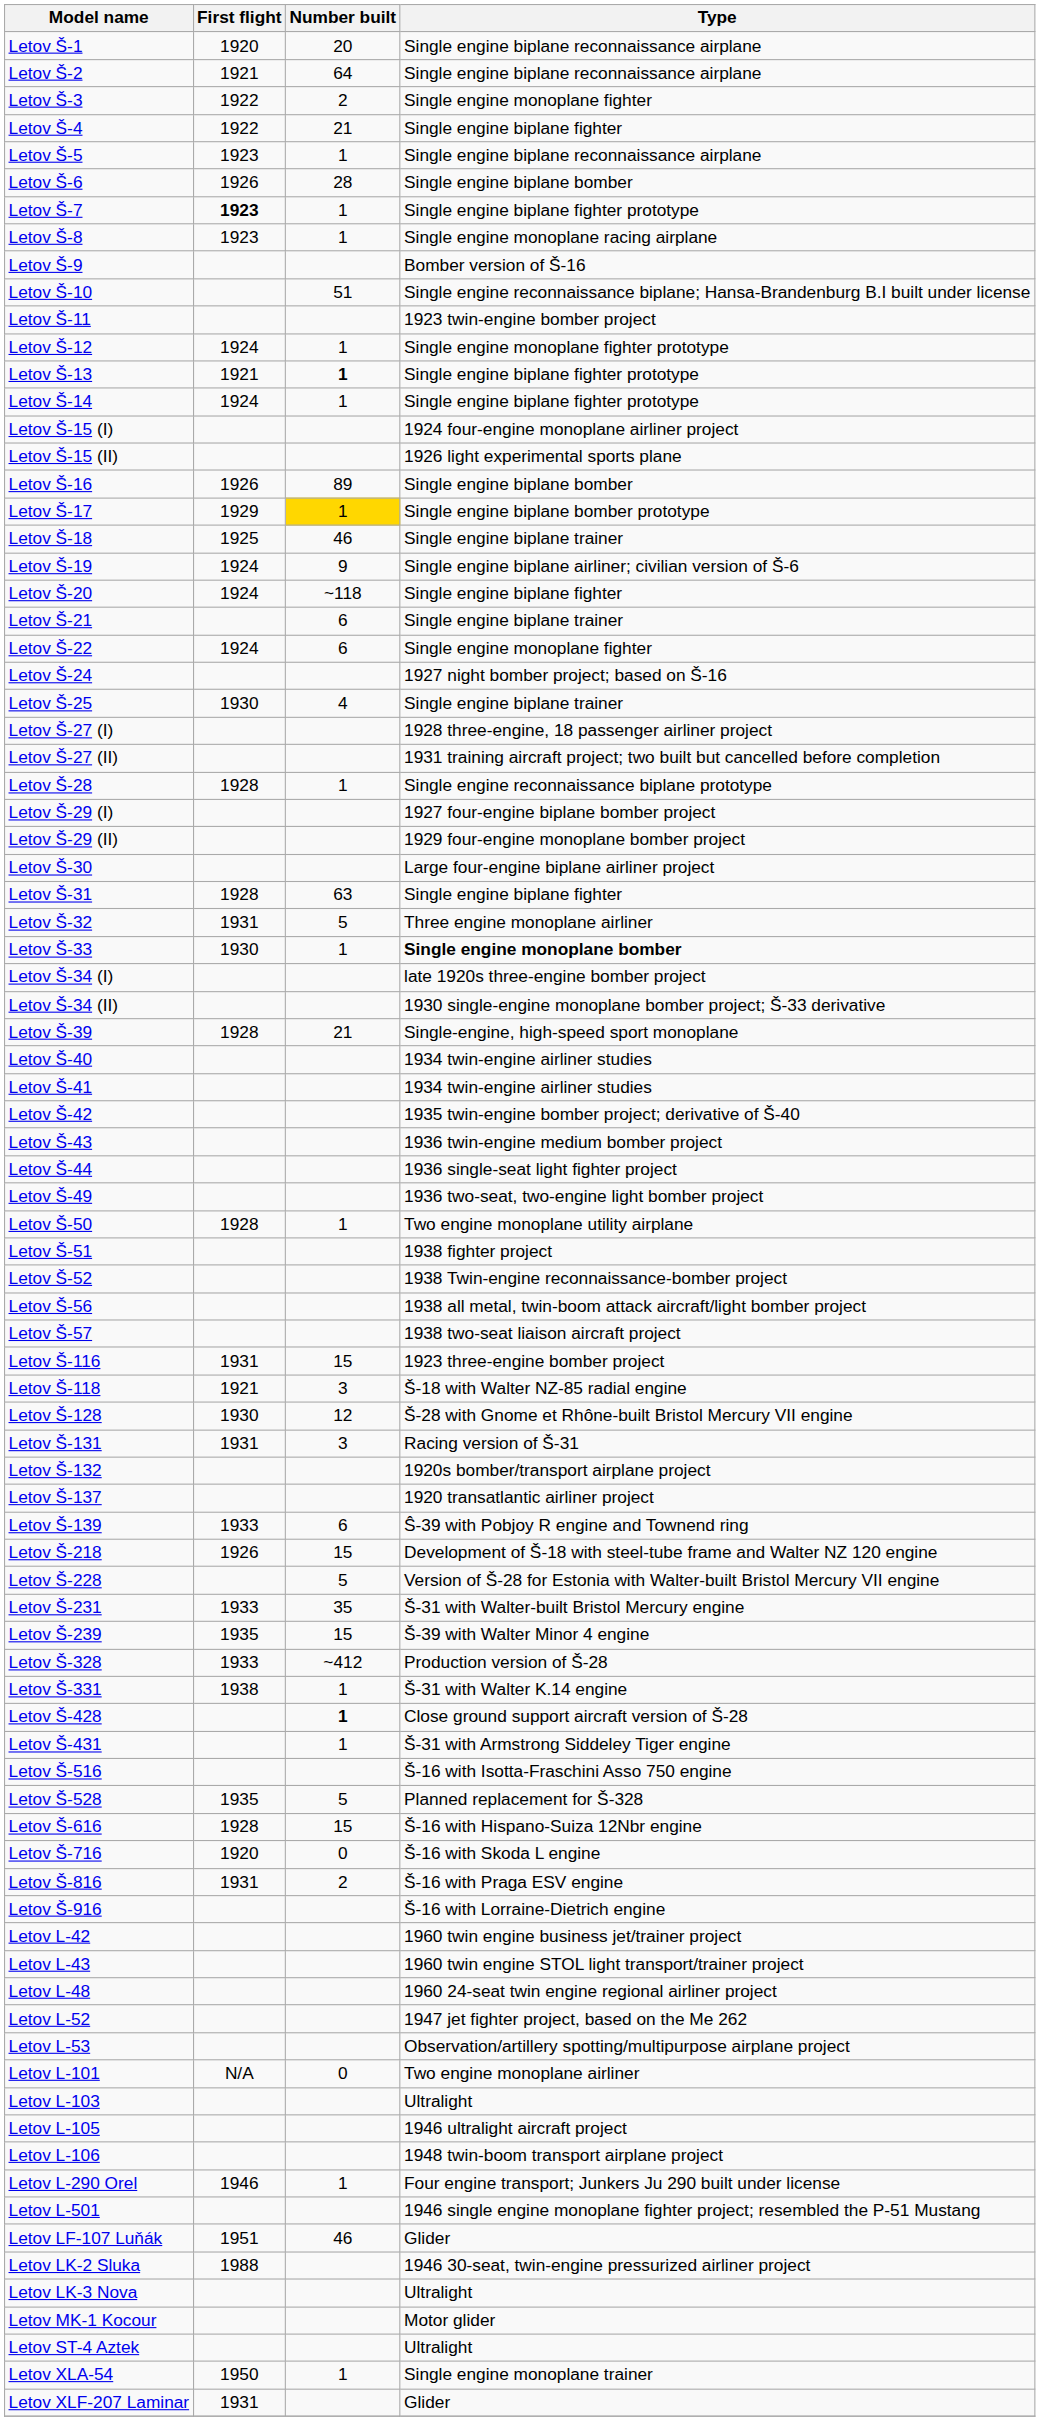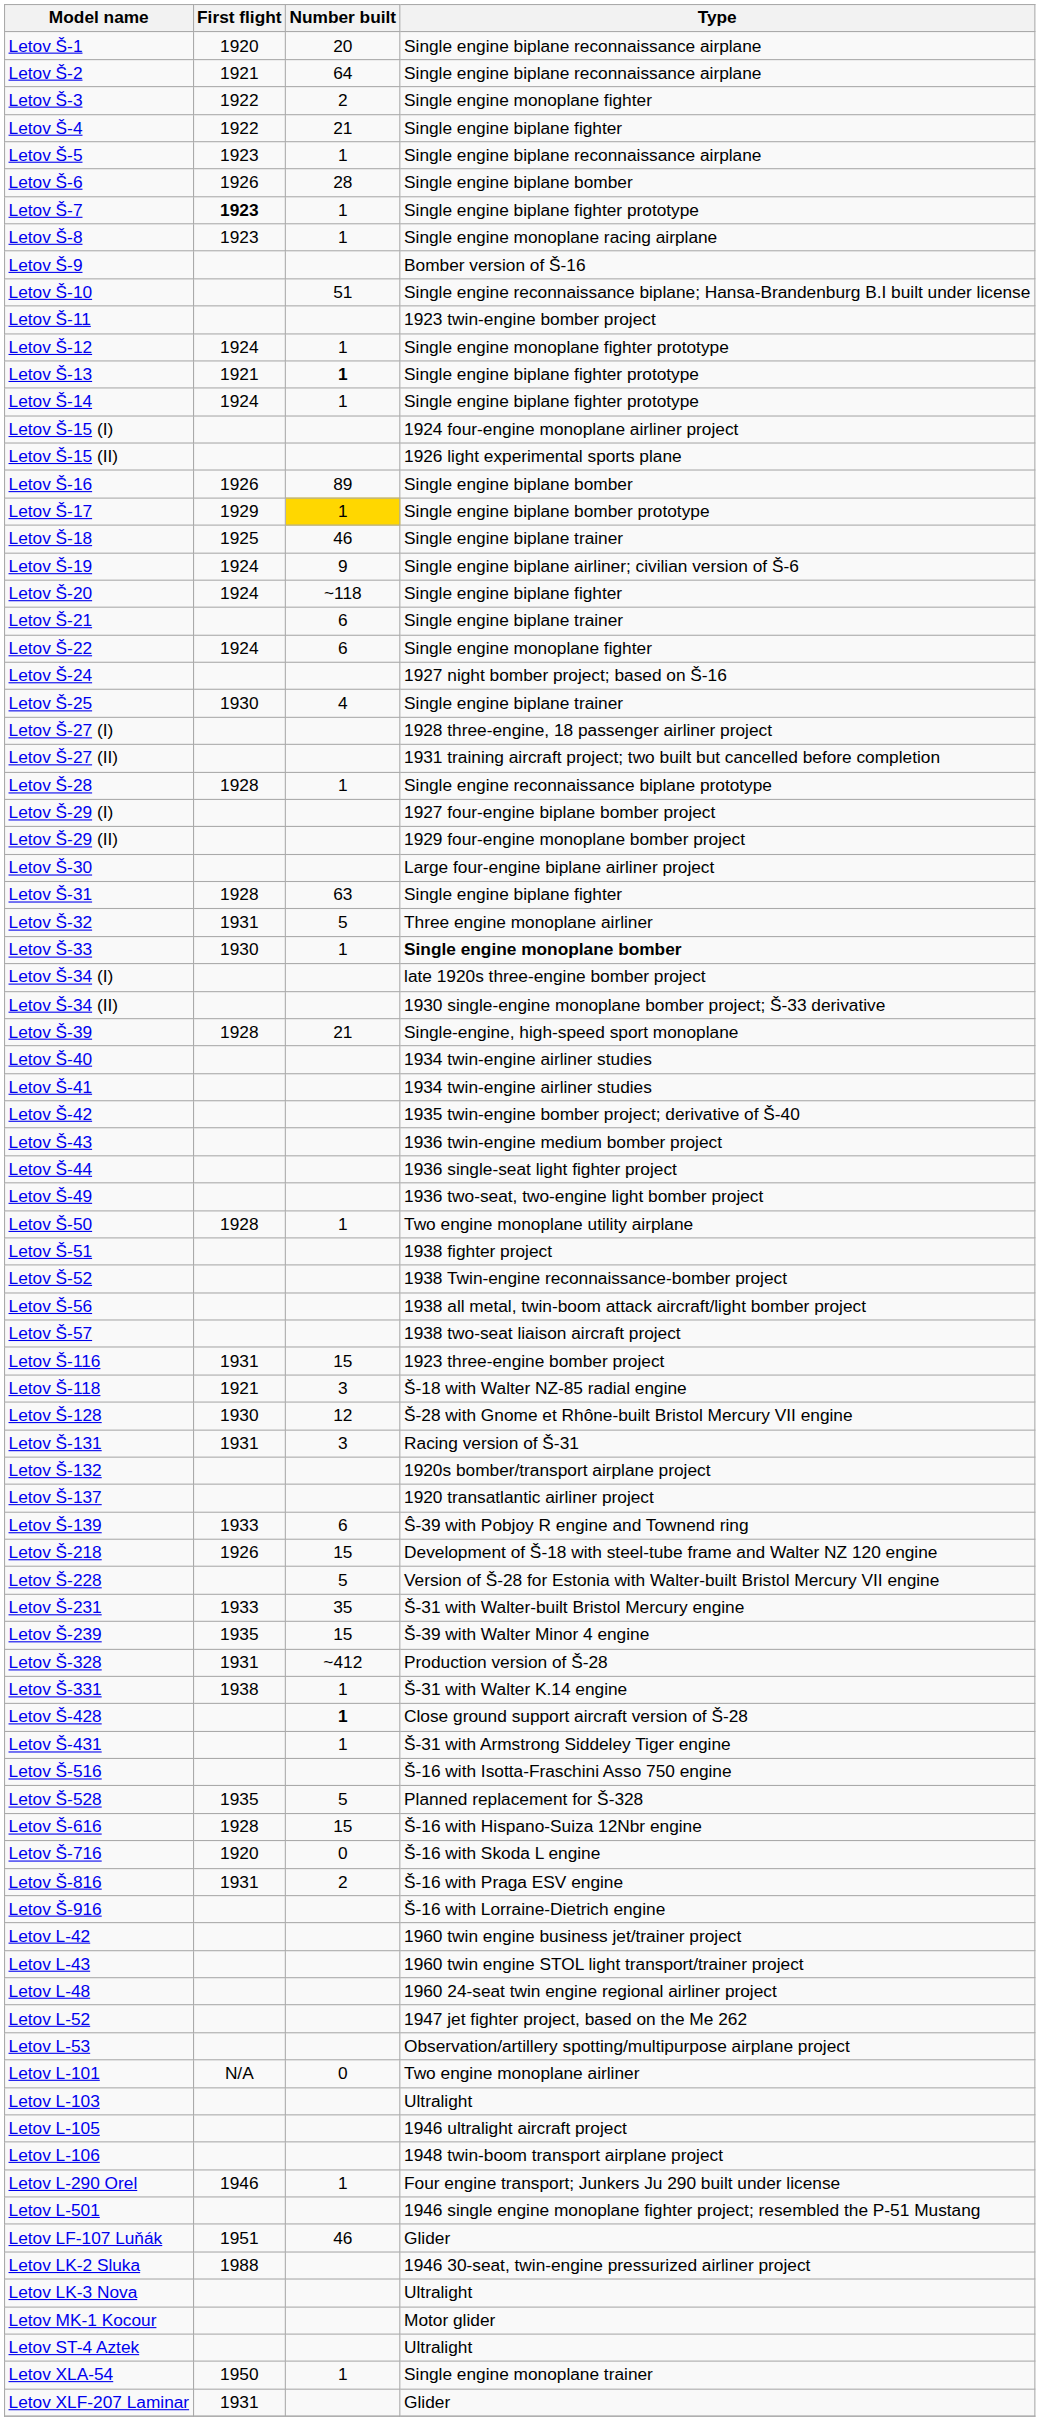(239, 1662) 1933 -> (239, 1662) 1931
